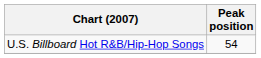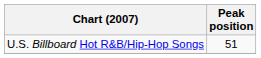(231, 44) 54 -> (231, 44) 51
